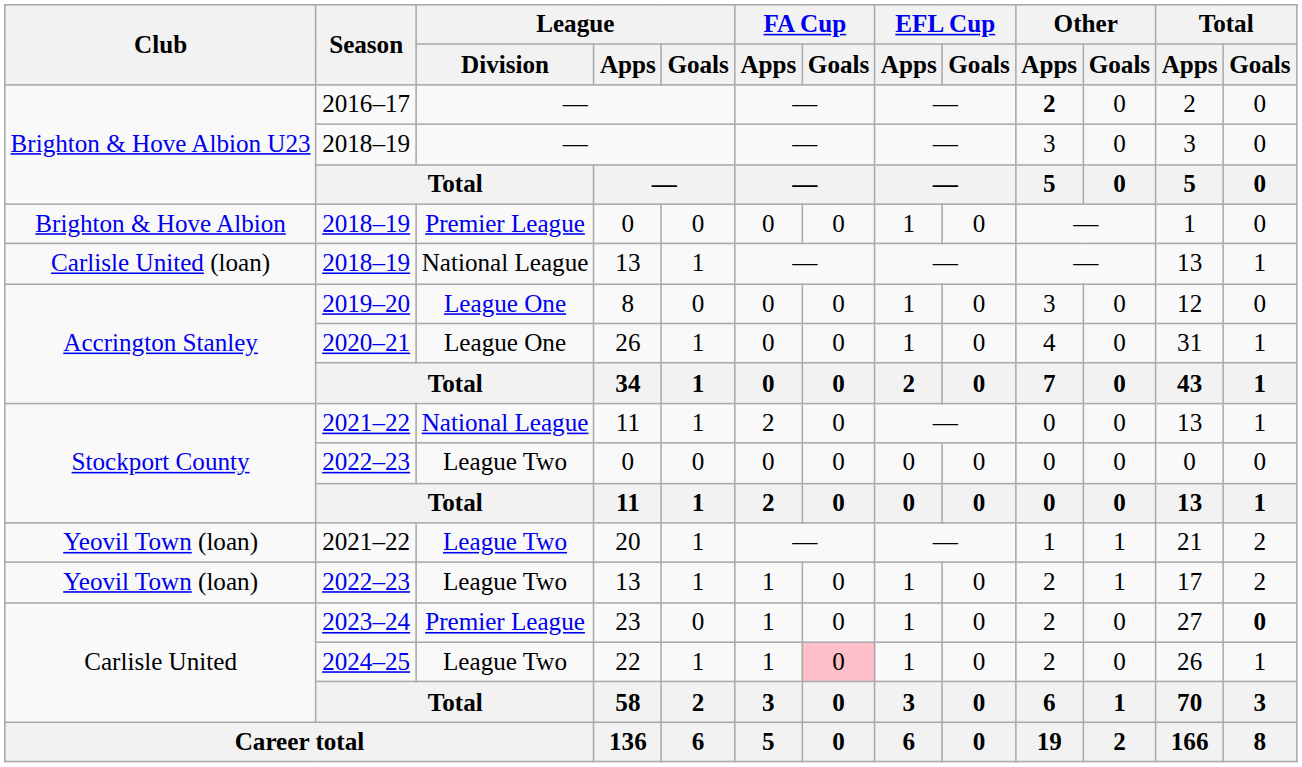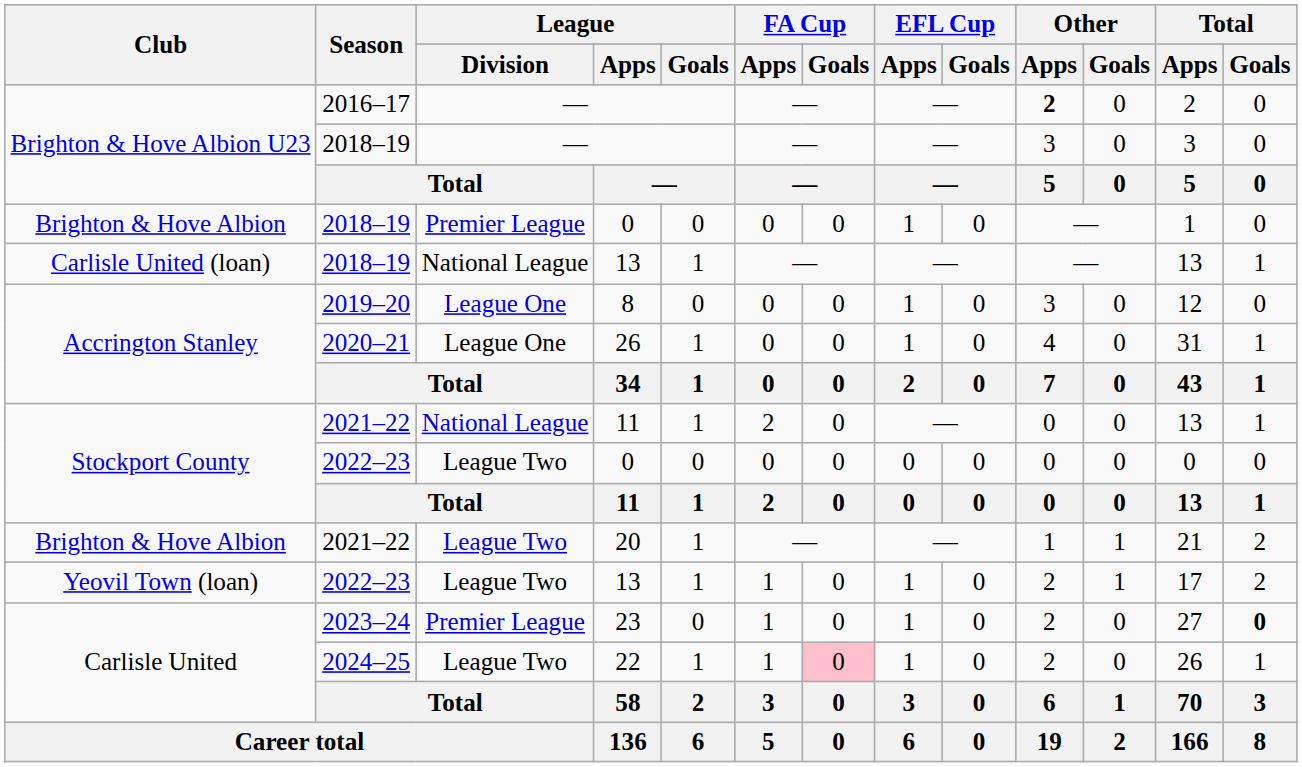(161, 542) Yeovil Town (loan) -> (161, 542) Brighton & Hove Albion
